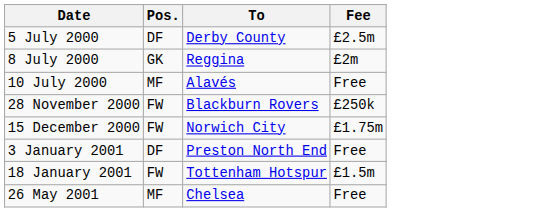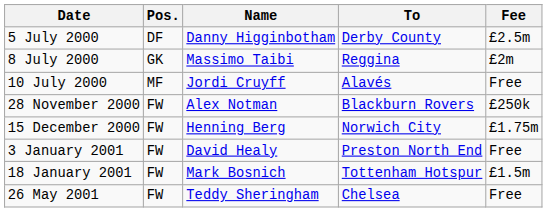+ column: (261, 16)
(155, 151) DF -> (155, 151) FW
(155, 195) MF -> (155, 195) FW
